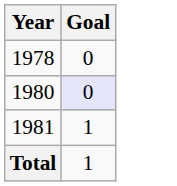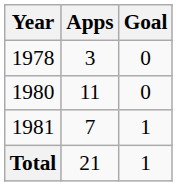+ column: (90, 22)
(88, 92) lavender background -> (146, 92) no background
